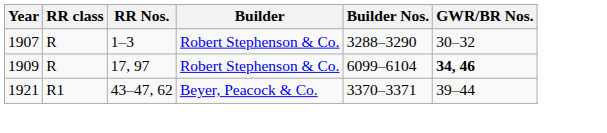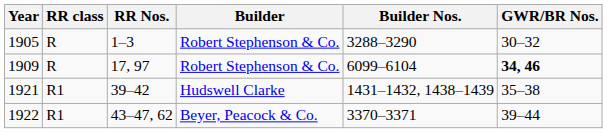(24, 41) 1907 -> (24, 41) 1905
+ row: (130, 90)
(24, 90) 1921 -> (24, 115) 1922
